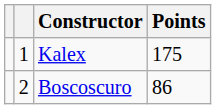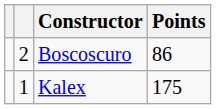rows swapped: (62, 54) <-> (85, 87)
